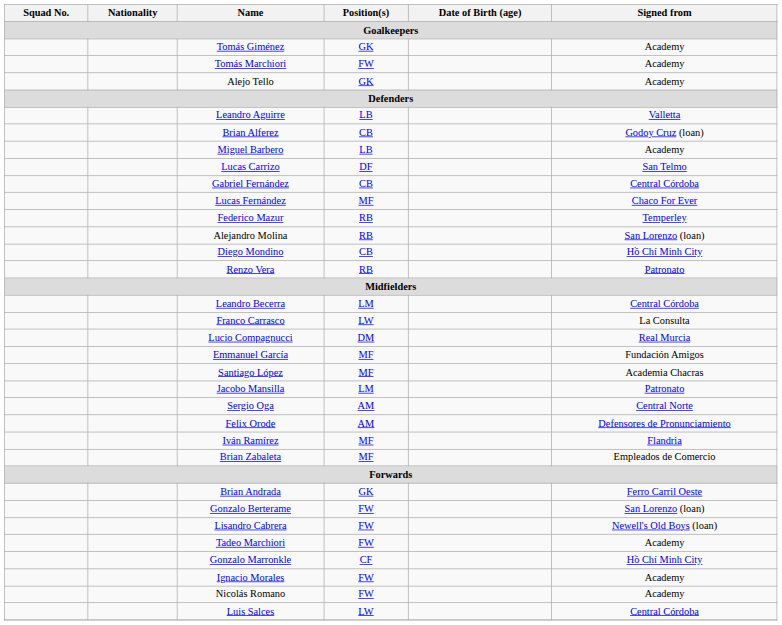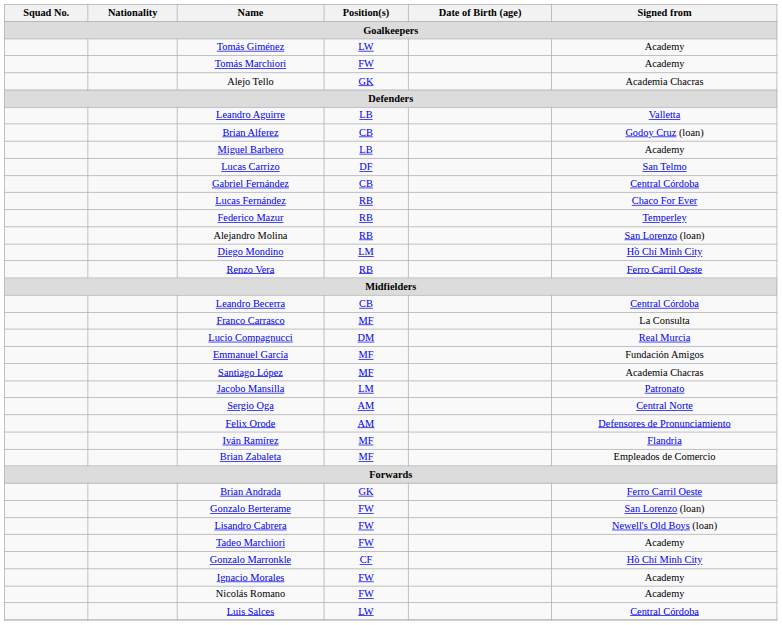(366, 47) GK -> (366, 47) LW
(665, 81) Academy -> (665, 81) Academia Chacras
(366, 201) MF -> (366, 201) RB
(366, 252) CB -> (366, 252) LM
(665, 269) Patronato -> (665, 269) Ferro Carril Oeste
(366, 304) LM -> (366, 304) CB
(366, 321) LW -> (366, 321) MF
